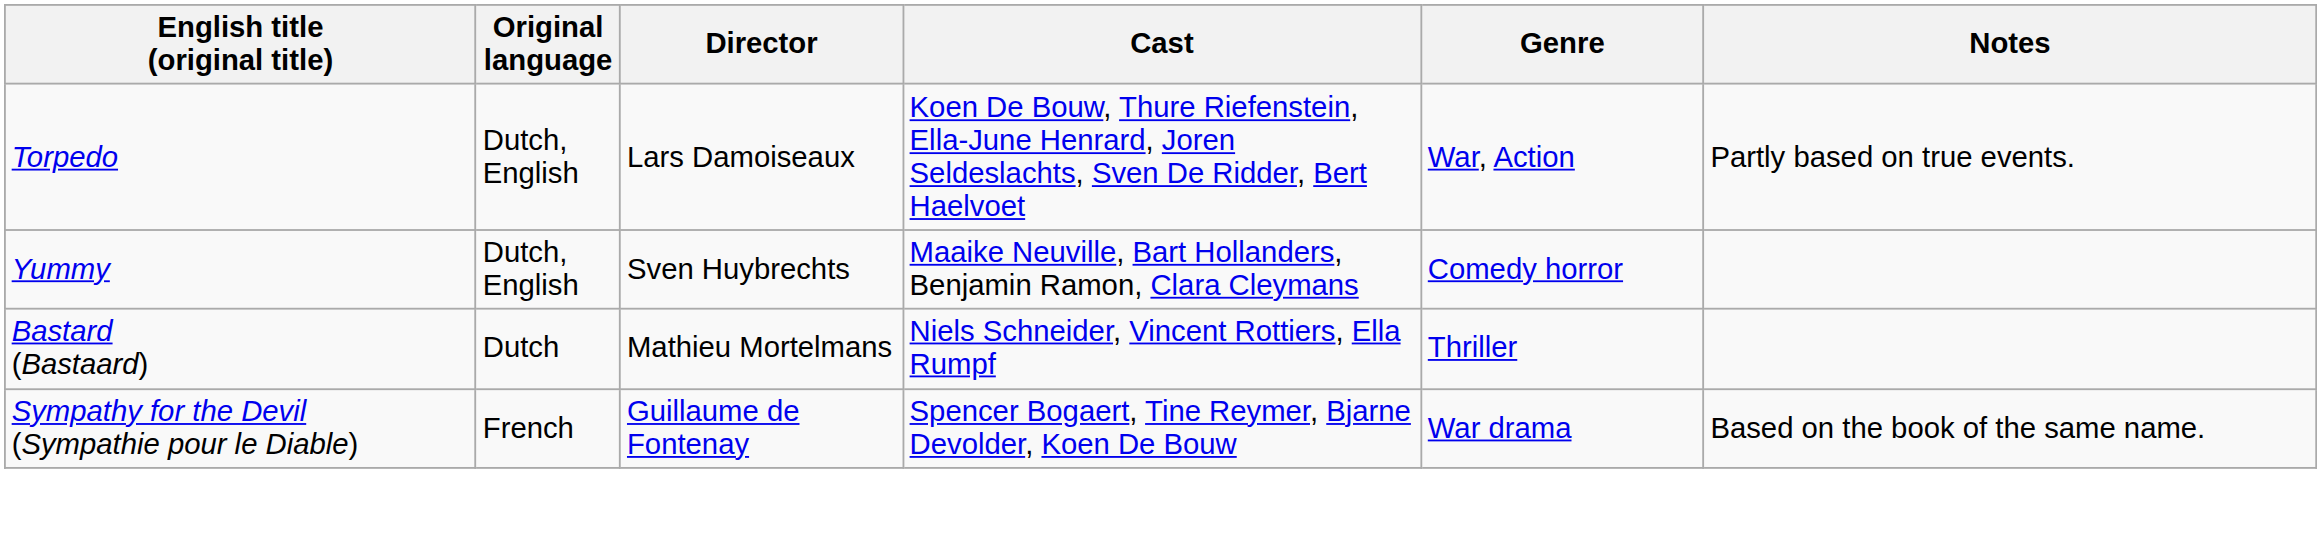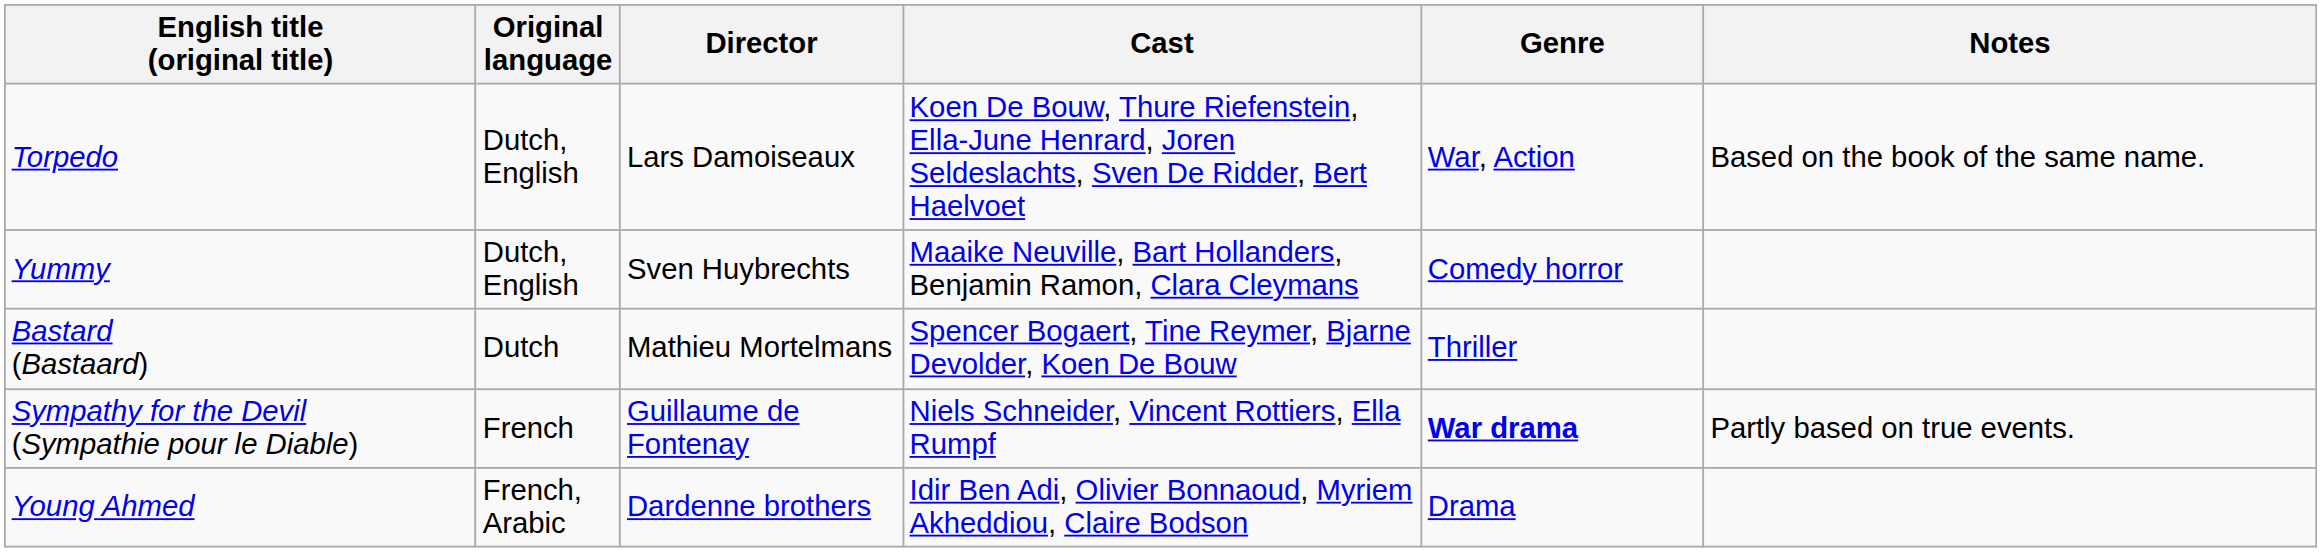(1893, 156) Partly based on true events. -> (1958, 156) Based on the book of the same name.
(1155, 348) Niels Schneider, Vincent Rottiers, Ella Rumpf -> (1160, 348) Spencer Bogaert, Tine Reymer, Bjarne Devolder, Koen De Bouw
(1160, 427) Spencer Bogaert, Tine Reymer, Bjarne Devolder, Koen De Bouw -> (1155, 427) Niels Schneider, Vincent Rottiers, Ella Rumpf
(1500, 427) normal -> (1503, 427) bold
(1958, 427) Based on the book of the same name. -> (1893, 427) Partly based on true events.
+ row: (103, 506)
